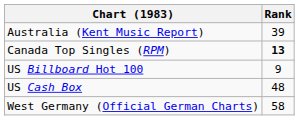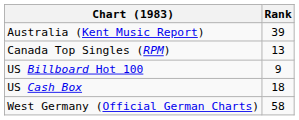(278, 51) bold -> (278, 51) normal
(278, 87) 48 -> (278, 87) 18
